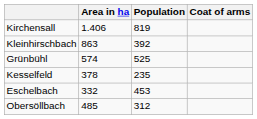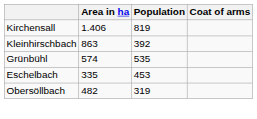(142, 59) 525 -> (142, 59) 535
- row: (29, 75)
(89, 91) 332 -> (89, 75) 335
(89, 106) 485 -> (89, 91) 482
(142, 106) 312 -> (142, 91) 319
